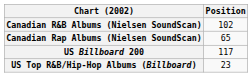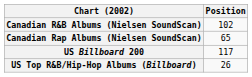(226, 65) 23 -> (226, 65) 26
